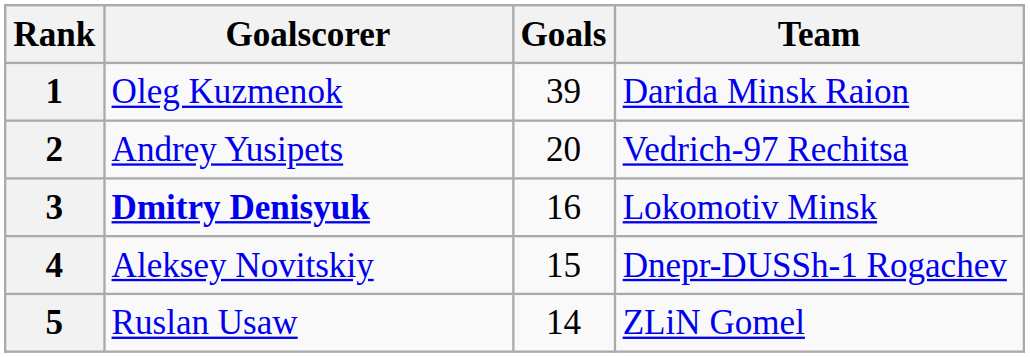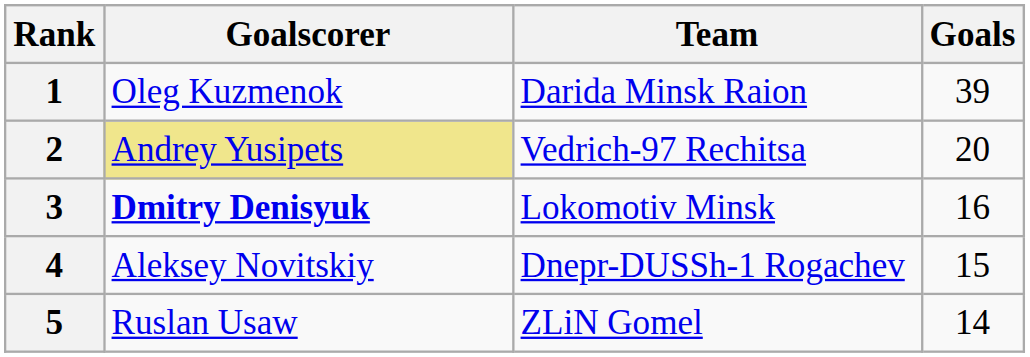columns swapped: (819, 33) <-> (563, 33)
(227, 149) no background -> (227, 149) khaki background
